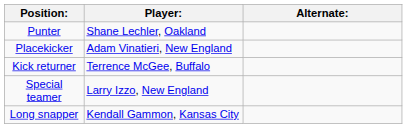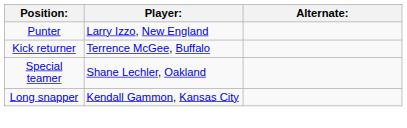(146, 31) Shane Lechler, Oakland -> (147, 31) Larry Izzo, New England
- row: (44, 48)
(147, 90) Larry Izzo, New England -> (146, 72) Shane Lechler, Oakland
